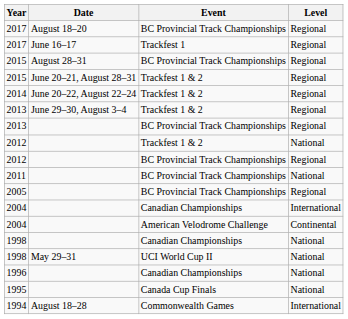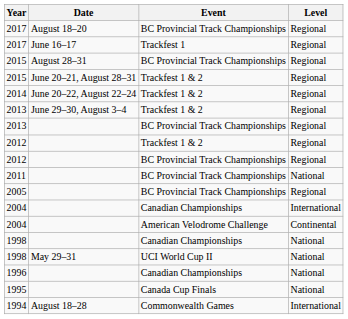(308, 143) National -> (308, 143) Regional
